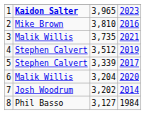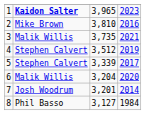(104, 90) 3,202 -> (104, 90) 3,201
